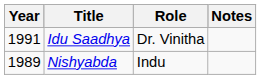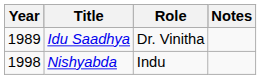(24, 39) 1991 -> (24, 39) 1989
(24, 62) 1989 -> (24, 62) 1998
